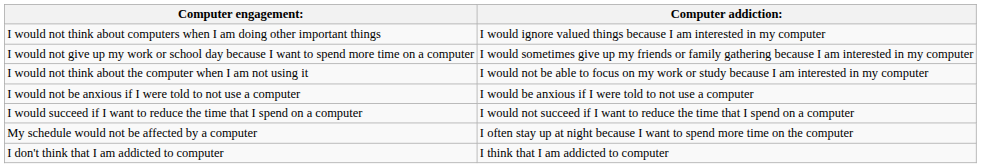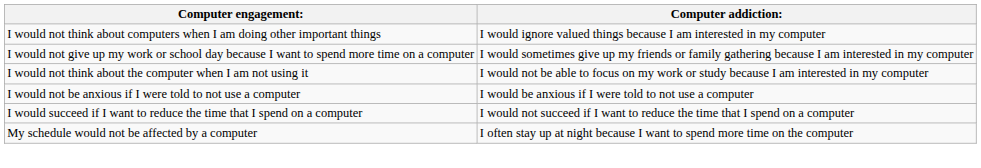- row: (115, 152)
